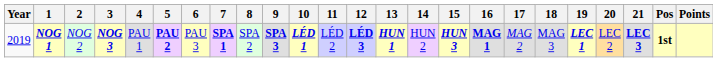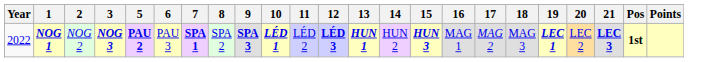- column: (139, 13)
(19, 39) 2019 -> (19, 39) 2022
(487, 39) bold -> (458, 39) normal
